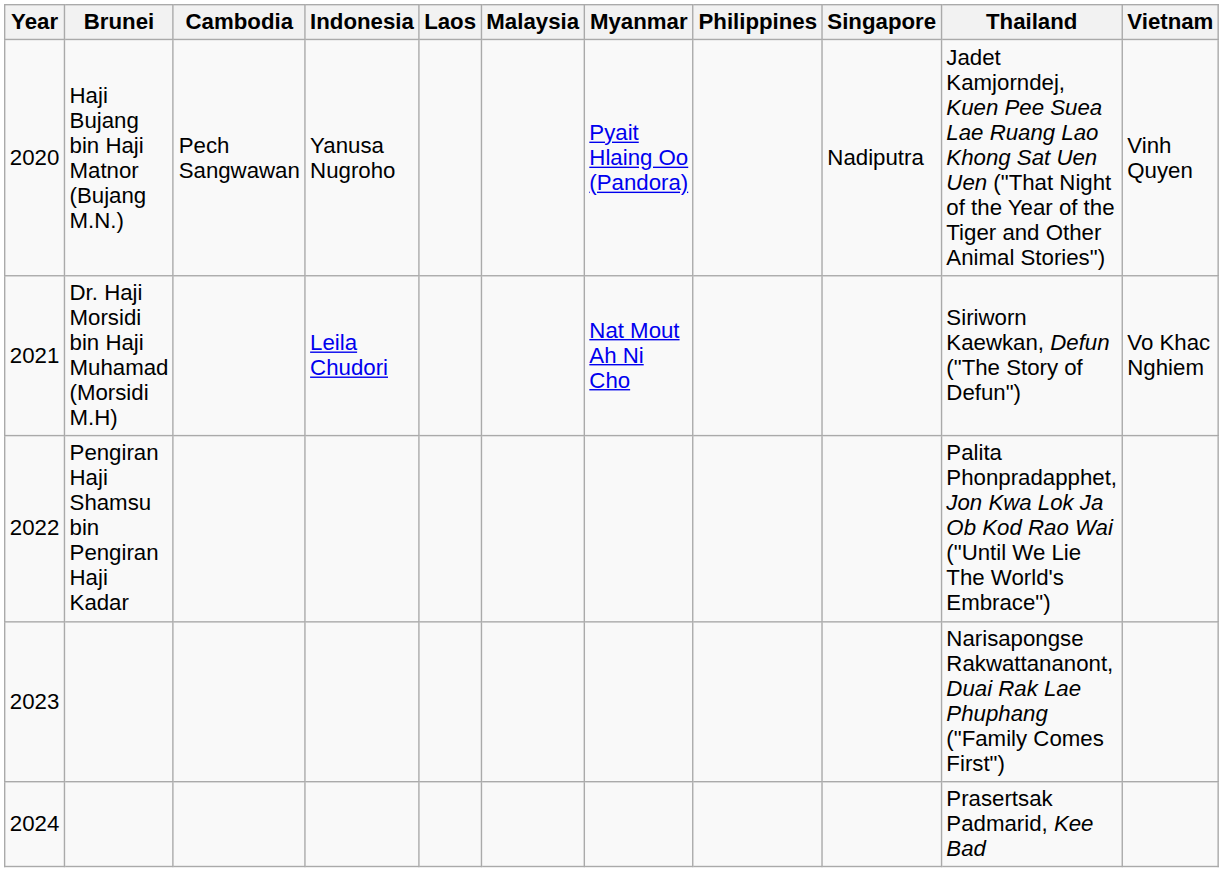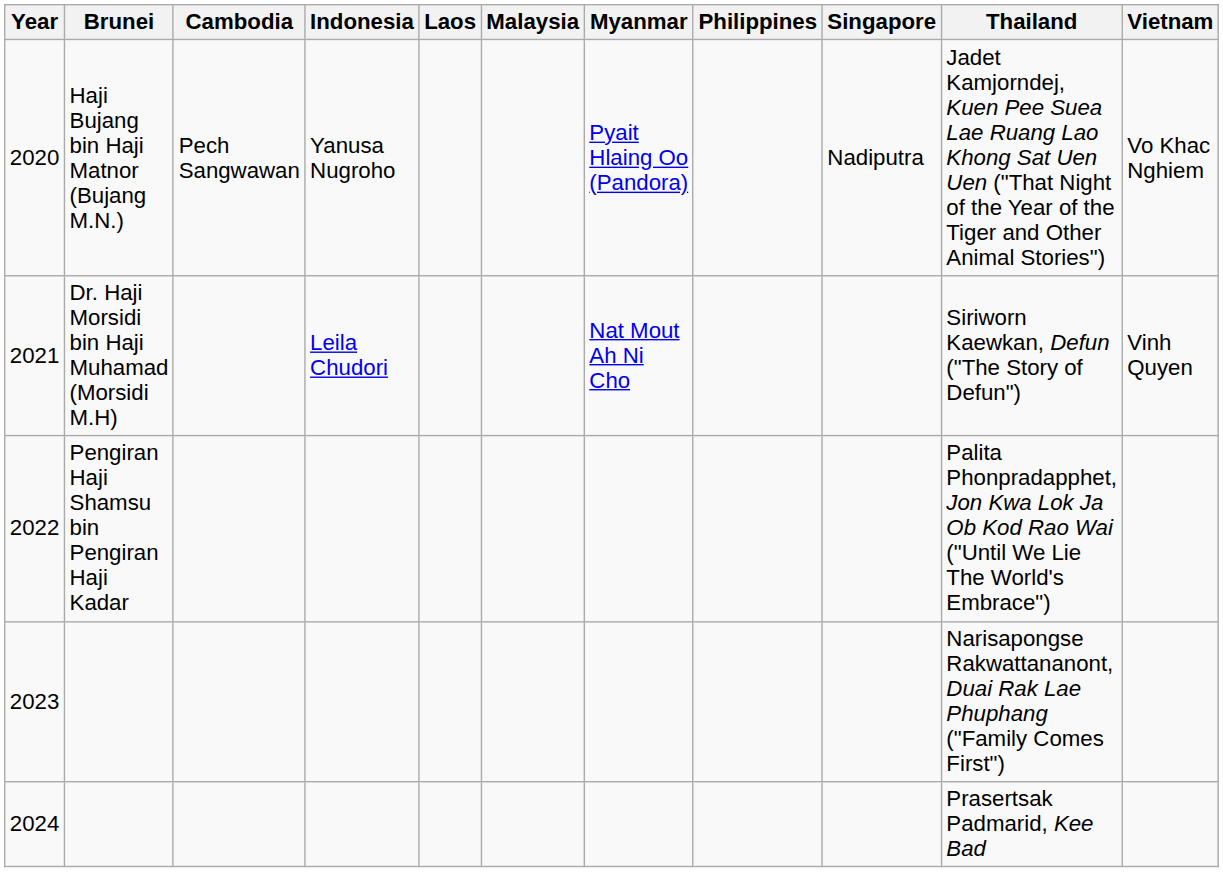(1160, 157) Vinh Quyen -> (1169, 157) Vo Khac Nghiem
(1169, 355) Vo Khac Nghiem -> (1160, 355) Vinh Quyen
